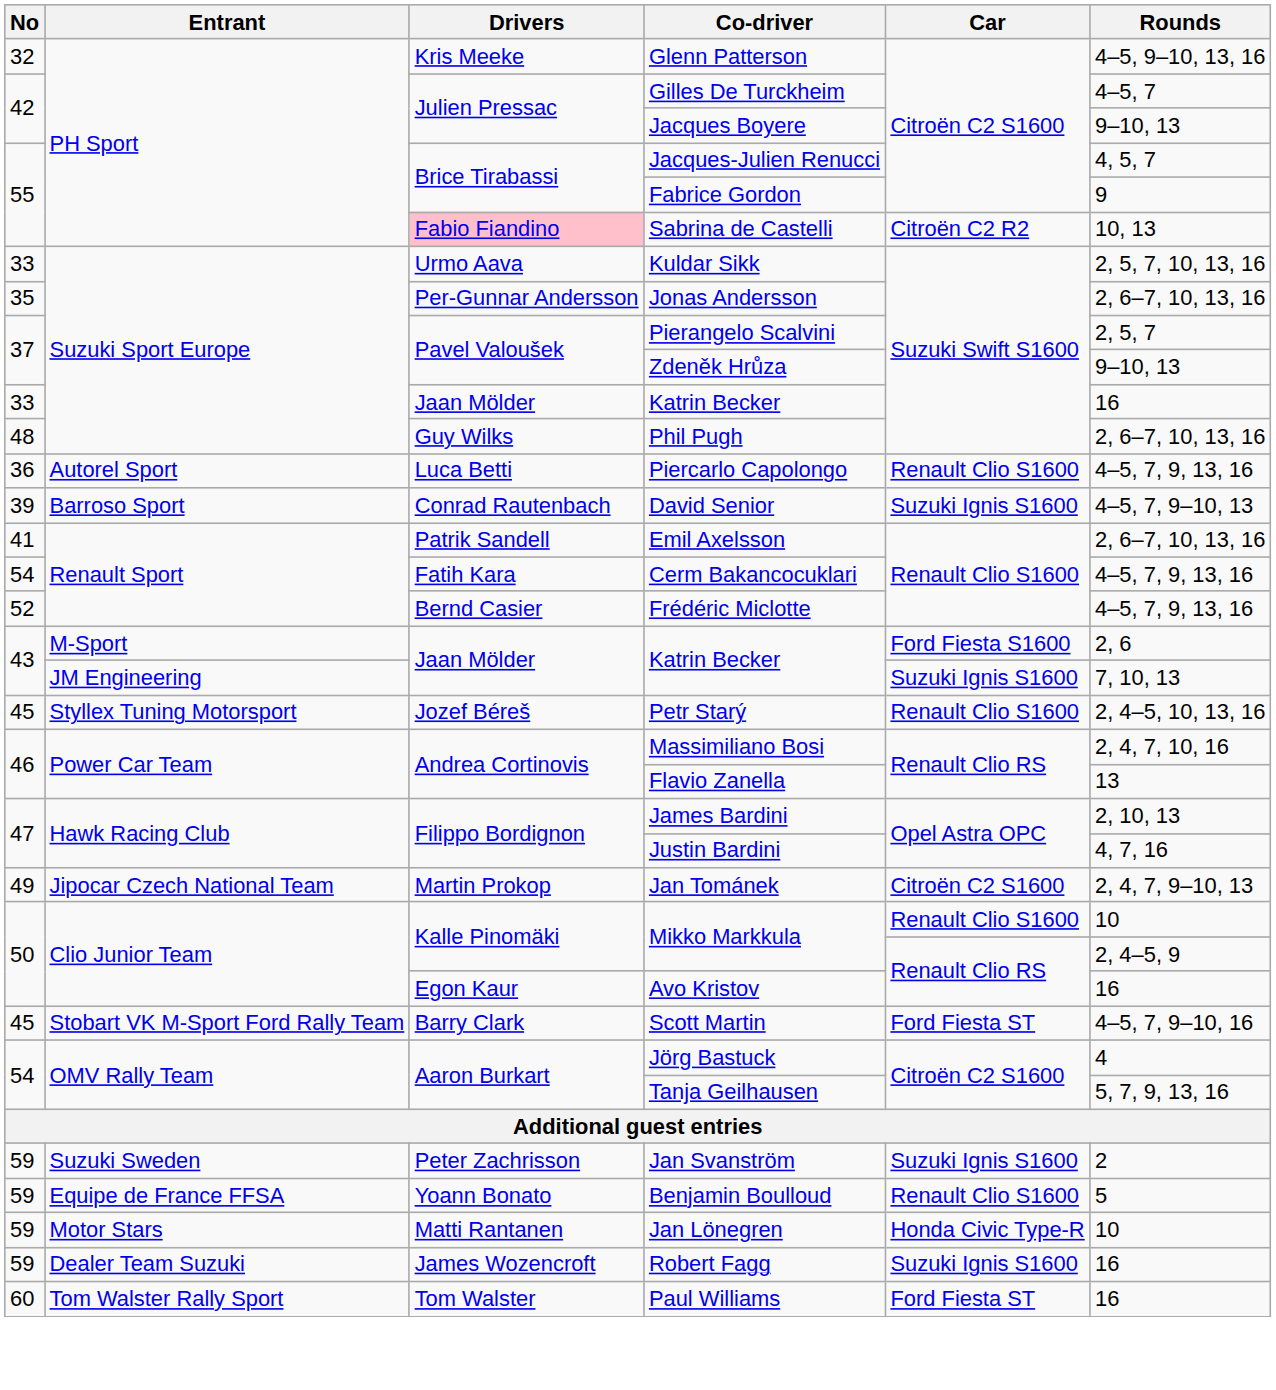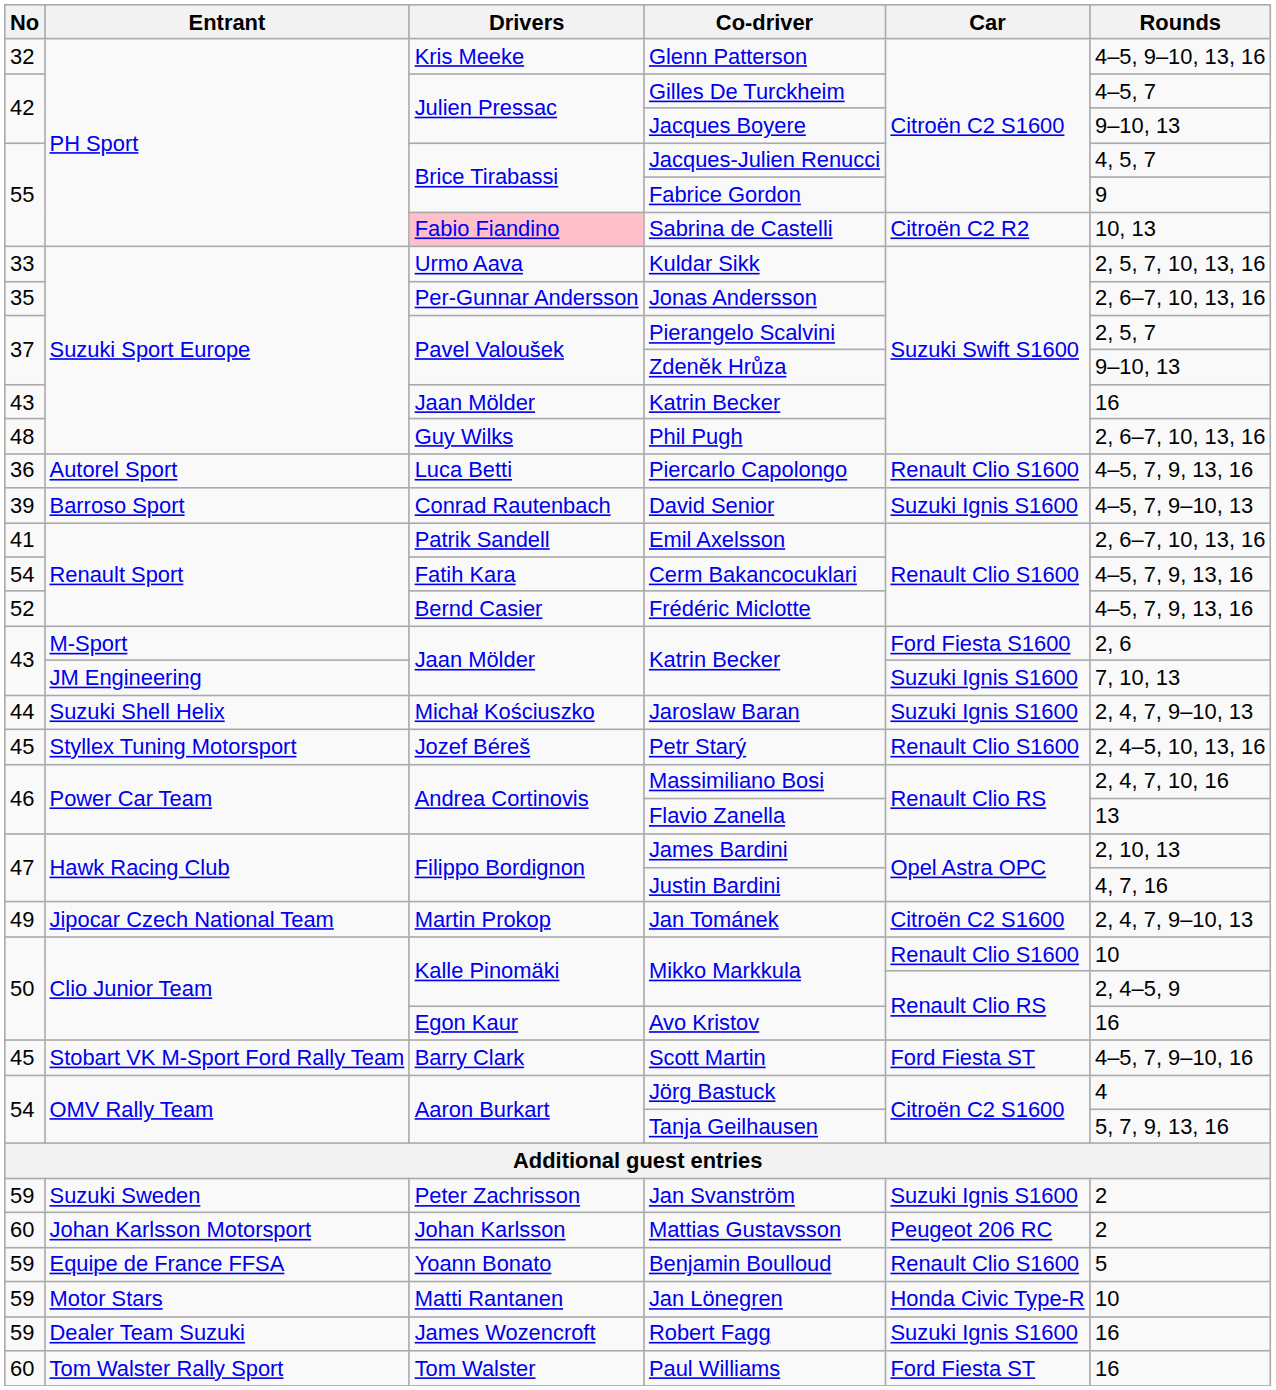(22, 401) 33 -> (22, 401) 43
+ row: (137, 712)
+ row: (180, 1230)
